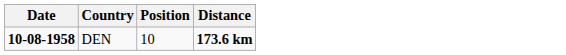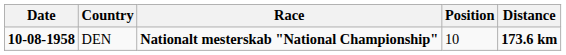+ column: (289, 15)
